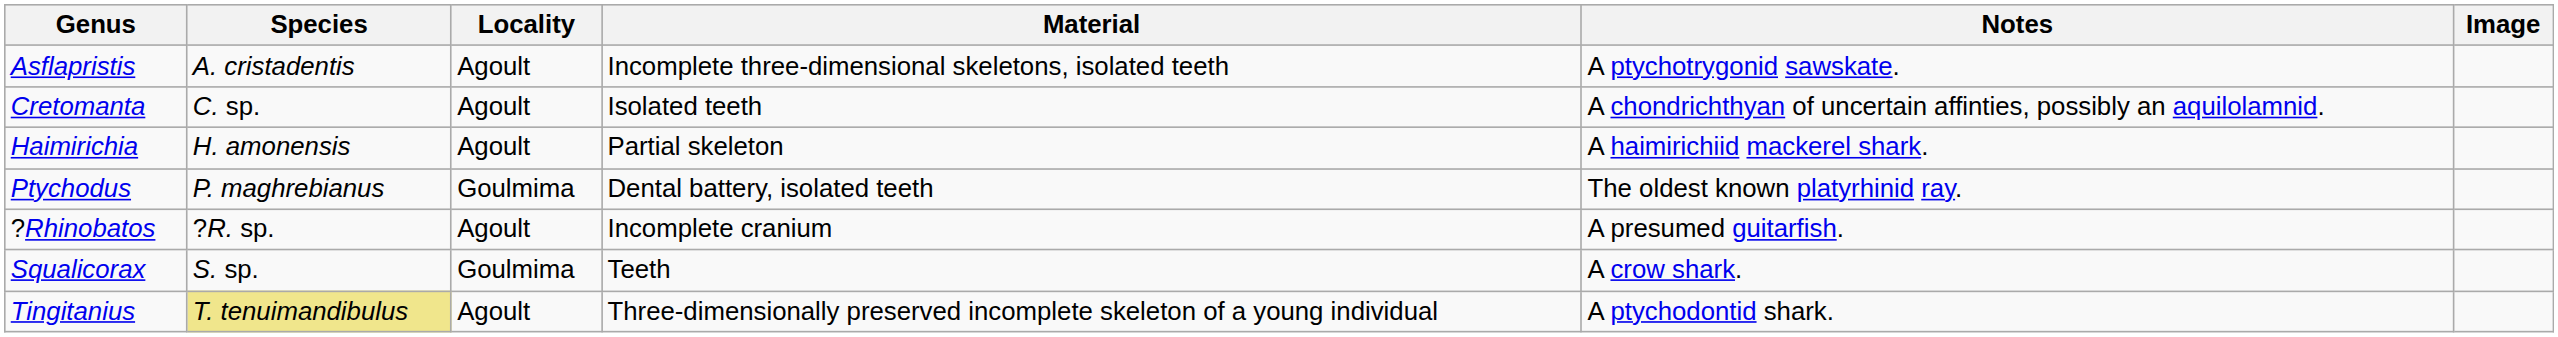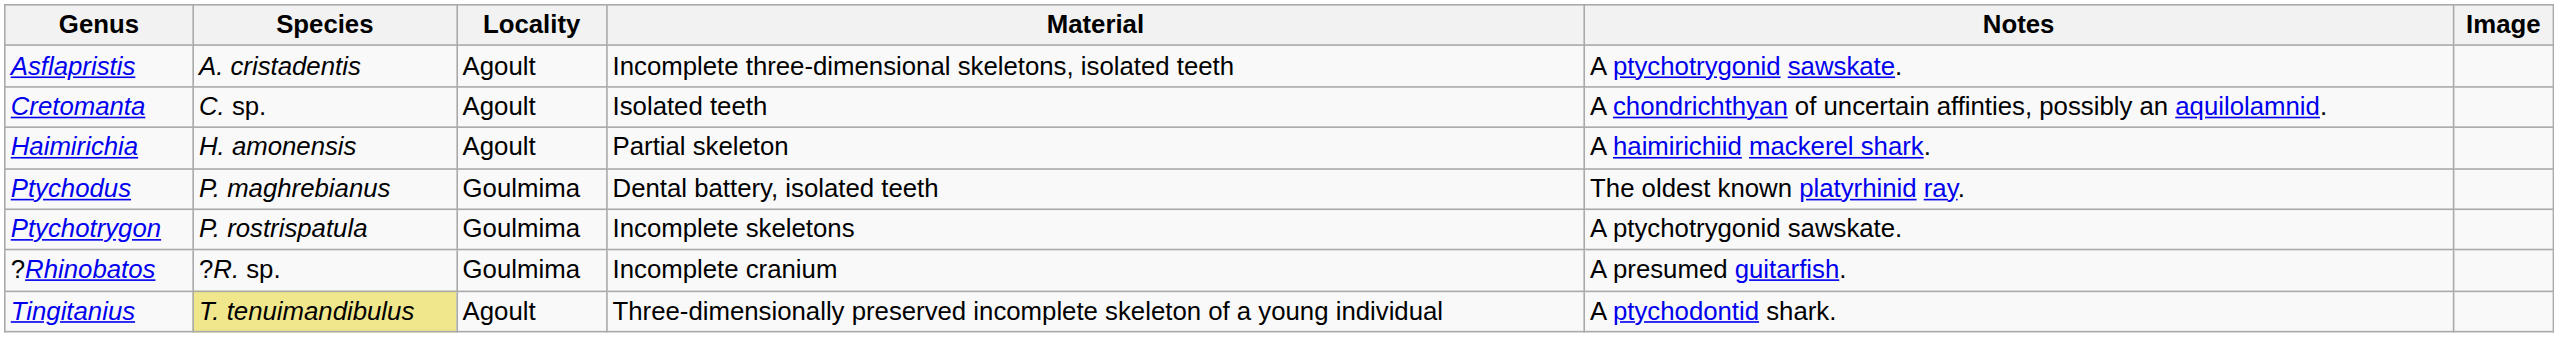+ row: (86, 229)
(494, 229) Agoult -> (521, 270) Goulmima
- row: (78, 270)
